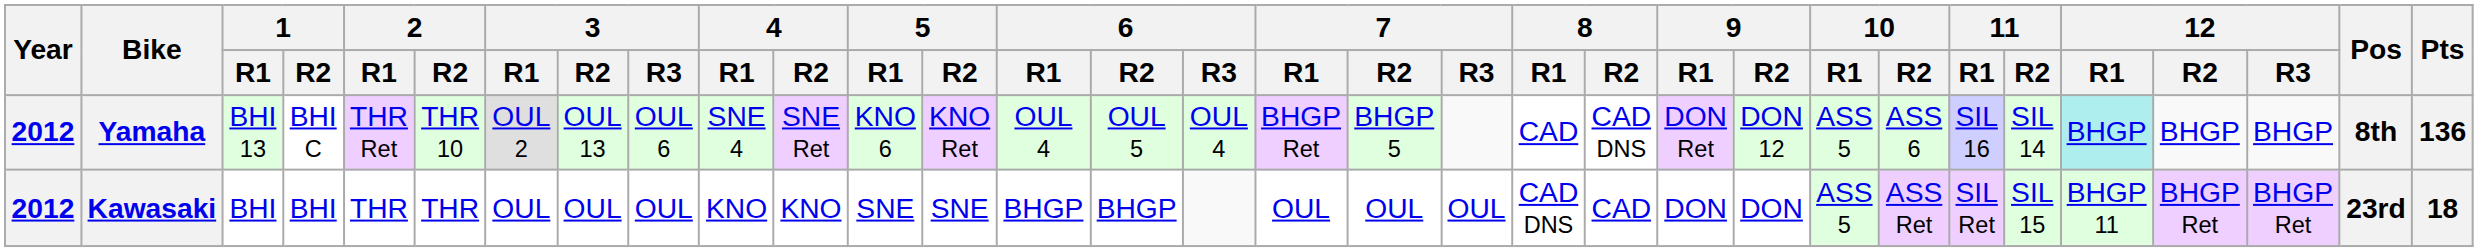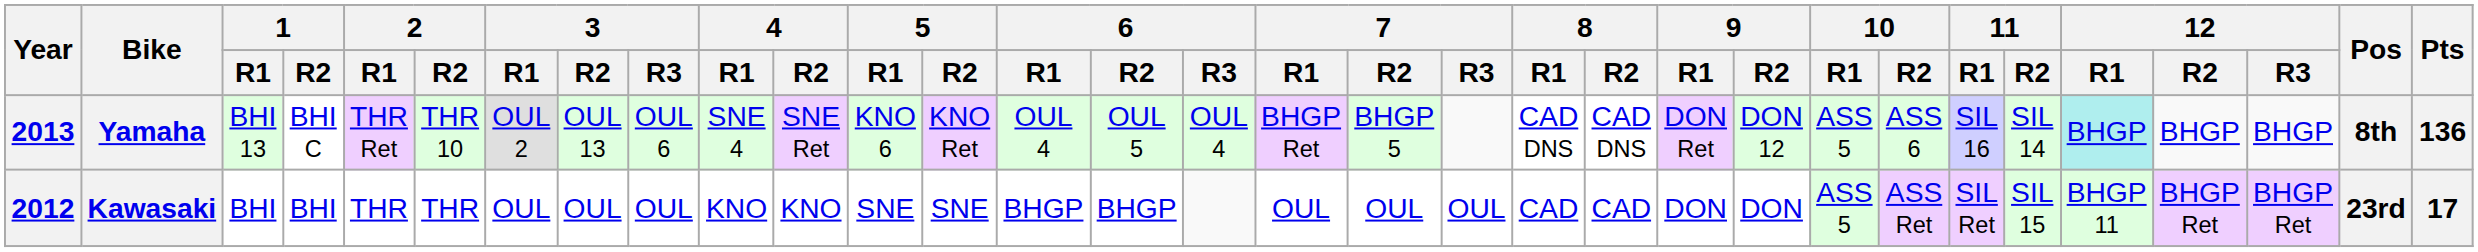(43, 133) 2012 -> (43, 133) 2013
(1548, 133) CAD -> (1548, 133) CAD DNS
(1548, 208) CAD DNS -> (1548, 208) CAD
(2443, 208) 18 -> (2443, 208) 17
